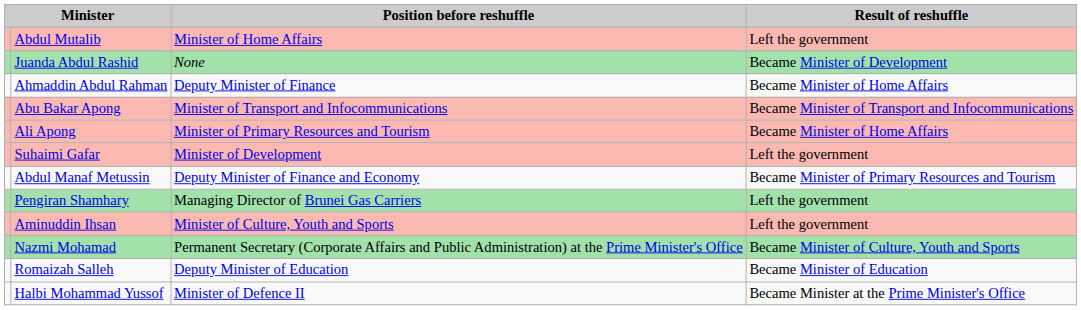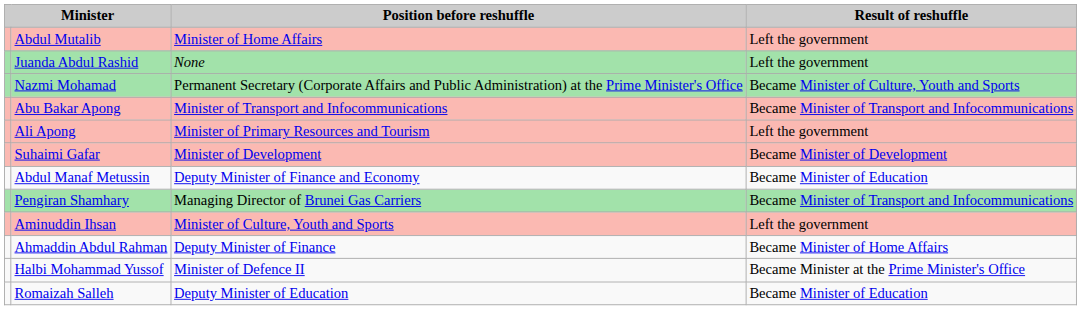(848, 62) Became Minister of Development -> (809, 62) Left the government
rows swapped: (91, 85) <-> (65, 246)
(849, 131) Became Minister of Home Affairs -> (809, 131) Left the government
(809, 154) Left the government -> (848, 154) Became Minister of Development
(902, 177) Became Minister of Primary Resources and Tourism -> (839, 177) Became Minister of Education
(809, 200) Left the government -> (911, 200) Became Minister of Transport and Infocommunications
rows swapped: (89, 293) <-> (64, 270)
